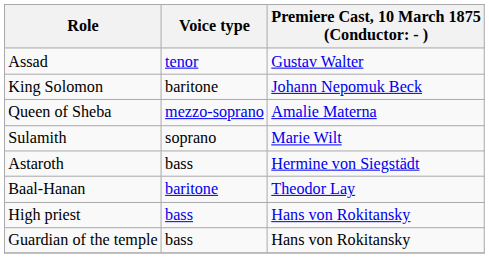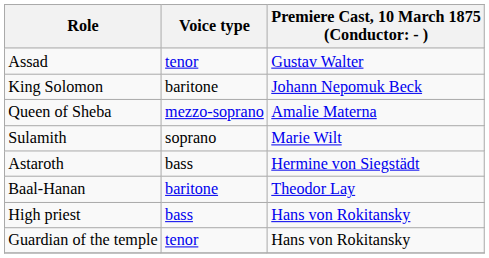(179, 240) bass -> (182, 240) tenor
